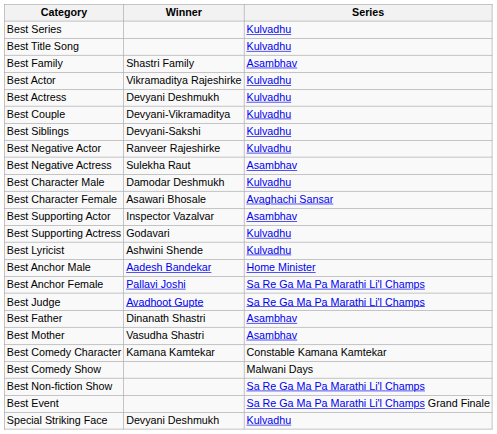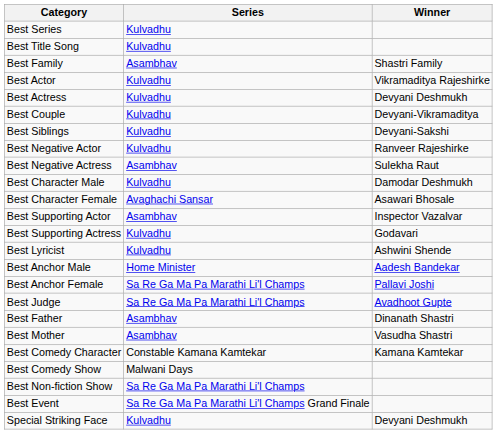columns swapped: (184, 13) <-> (368, 13)
